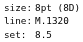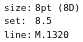rows swapped: (15, 35) <-> (18, 21)
